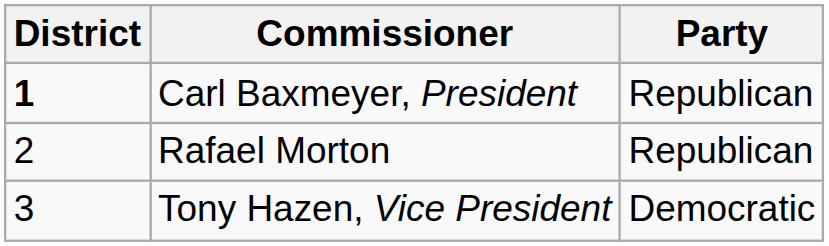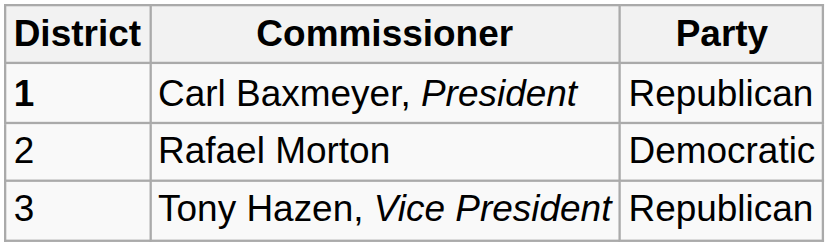(721, 151) Republican -> (722, 151) Democratic
(722, 209) Democratic -> (721, 209) Republican
